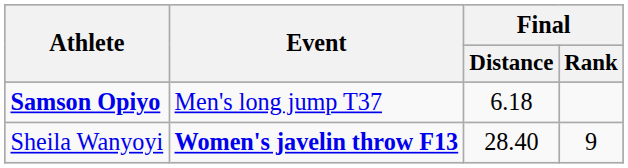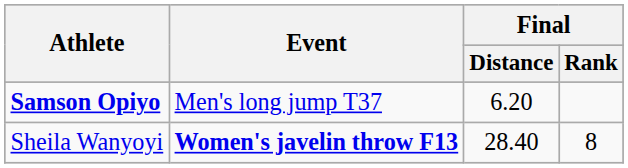(511, 102) 6.18 -> (511, 102) 6.20
(591, 142) 9 -> (591, 142) 8
